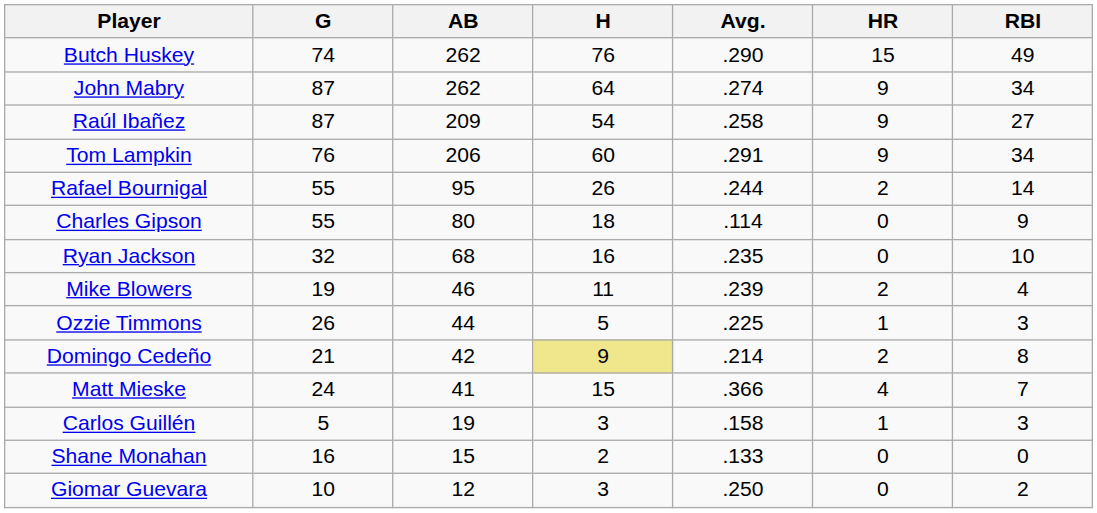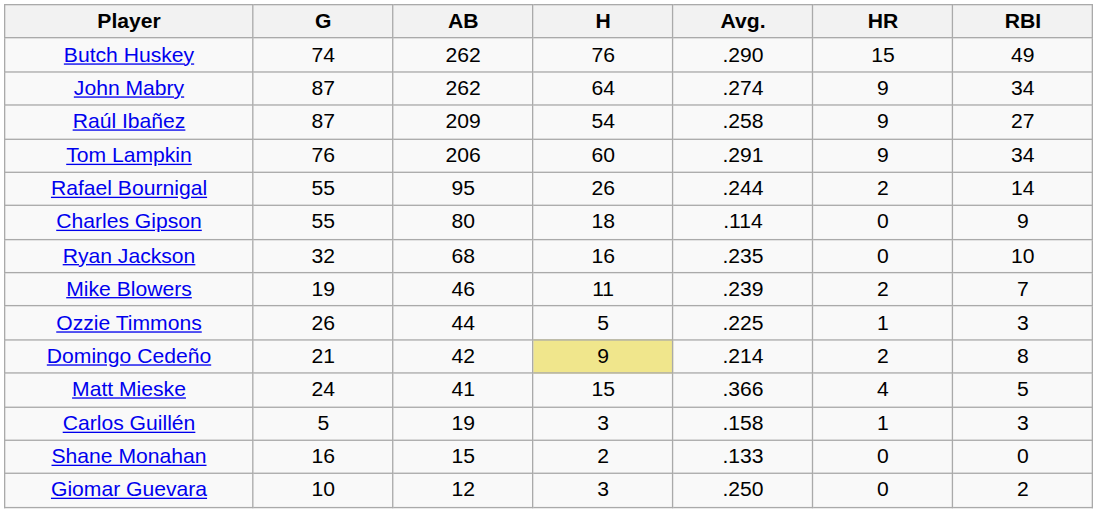(1023, 289) 4 -> (1023, 289) 7
(1023, 389) 7 -> (1023, 389) 5
